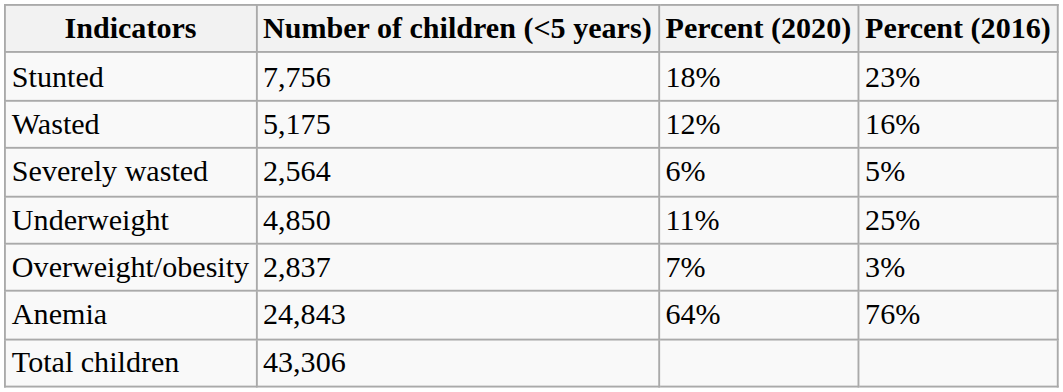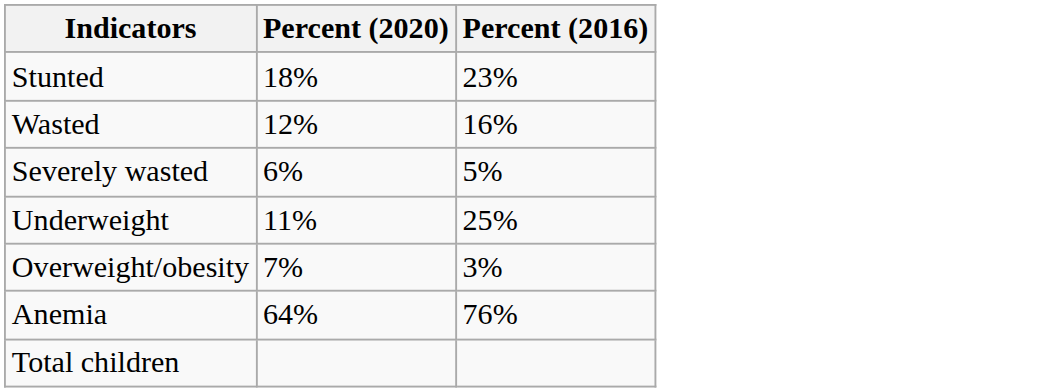- column: (457, 28)
